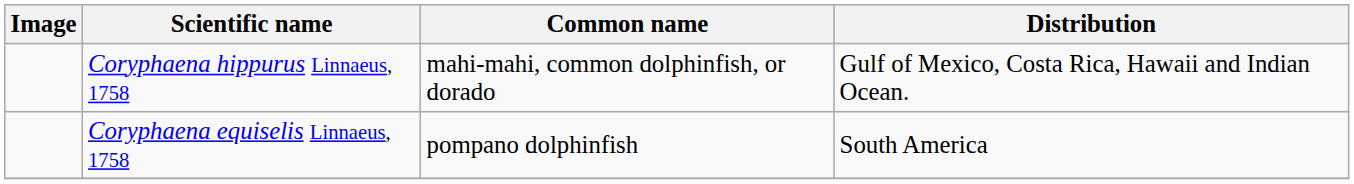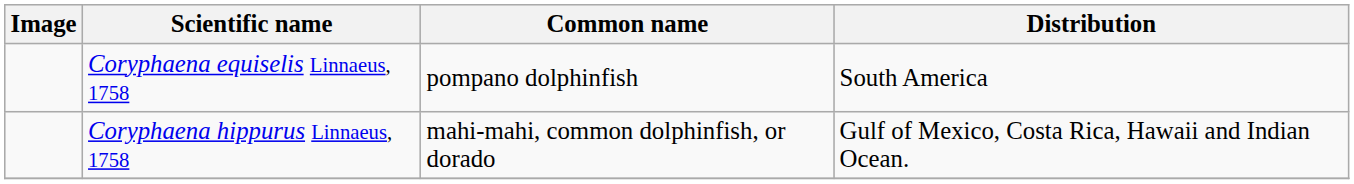rows swapped: (239, 144) <-> (240, 77)
